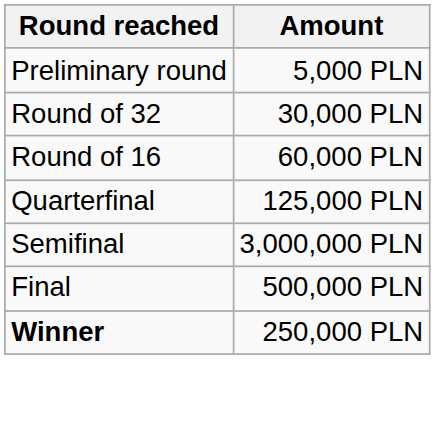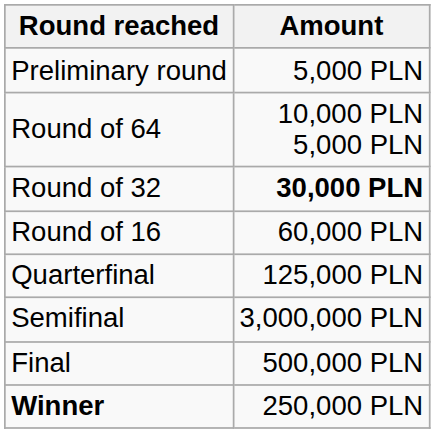+ row: (86, 129)
(350, 113) normal -> (350, 188) bold
